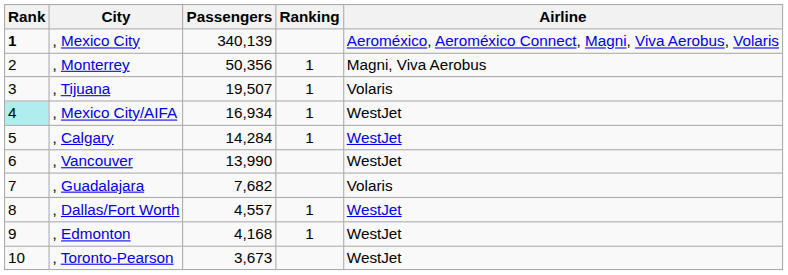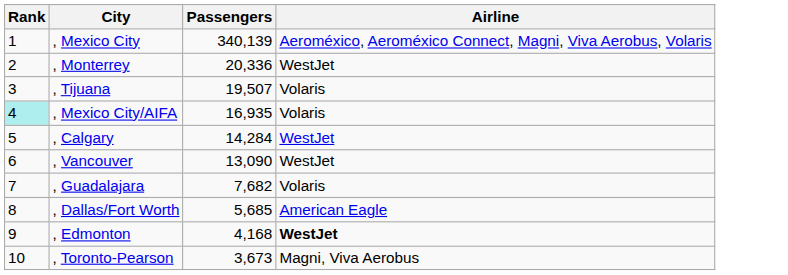- column: (310, 17)
(12, 41) bold -> (12, 41) normal
(249, 65) 50,356 -> (249, 65) 20,336
(417, 65) Magni, Viva Aerobus -> (307, 65) WestJet
(249, 113) 16,934 -> (249, 113) 16,935
(374, 113) WestJet -> (302, 113) Volaris
(249, 162) 13,990 -> (249, 162) 13,090
(253, 210) 4,557 -> (253, 210) 5,685
(374, 210) WestJet -> (333, 210) American Eagle
(374, 234) normal -> (309, 234) bold
(374, 258) WestJet -> (349, 258) Magni, Viva Aerobus
